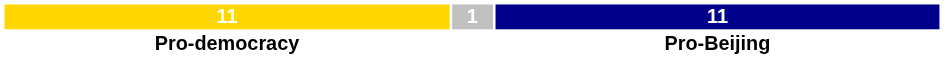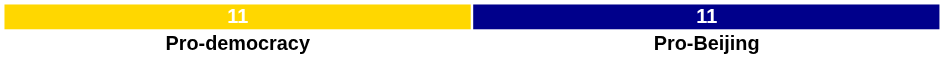- column: (472, 16)
